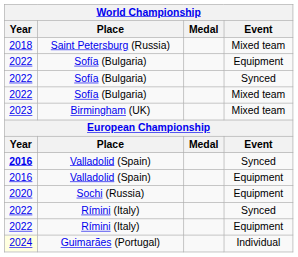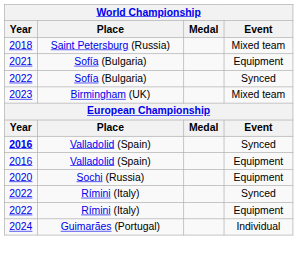(21, 62) 2022 -> (21, 62) 2021
- row: (110, 95)
(21, 243) lightyellow background -> (21, 227) no background
